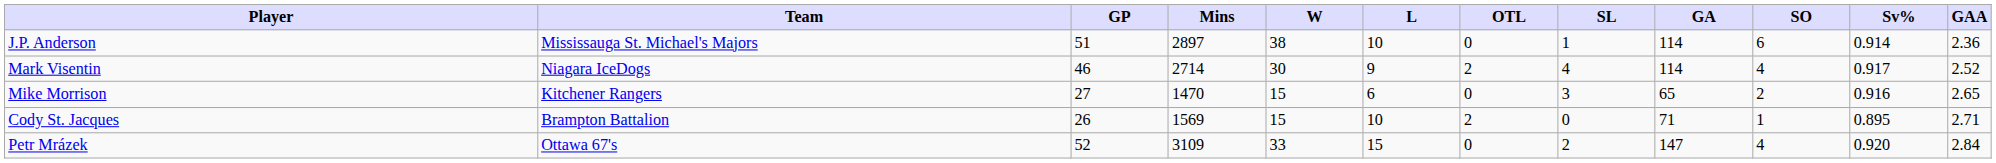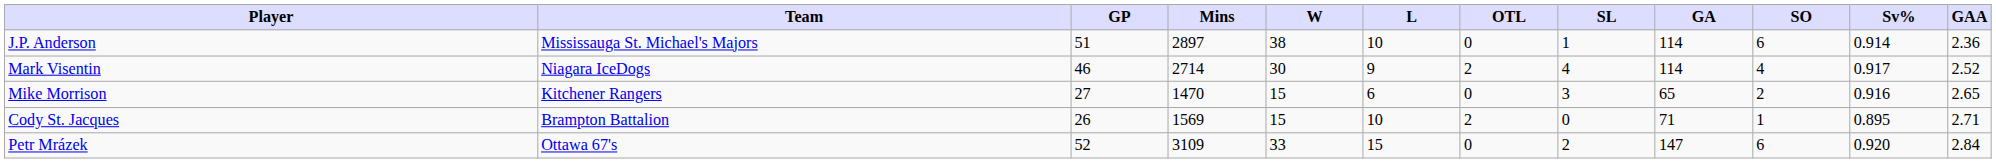(1760, 145) 4 -> (1760, 145) 6
